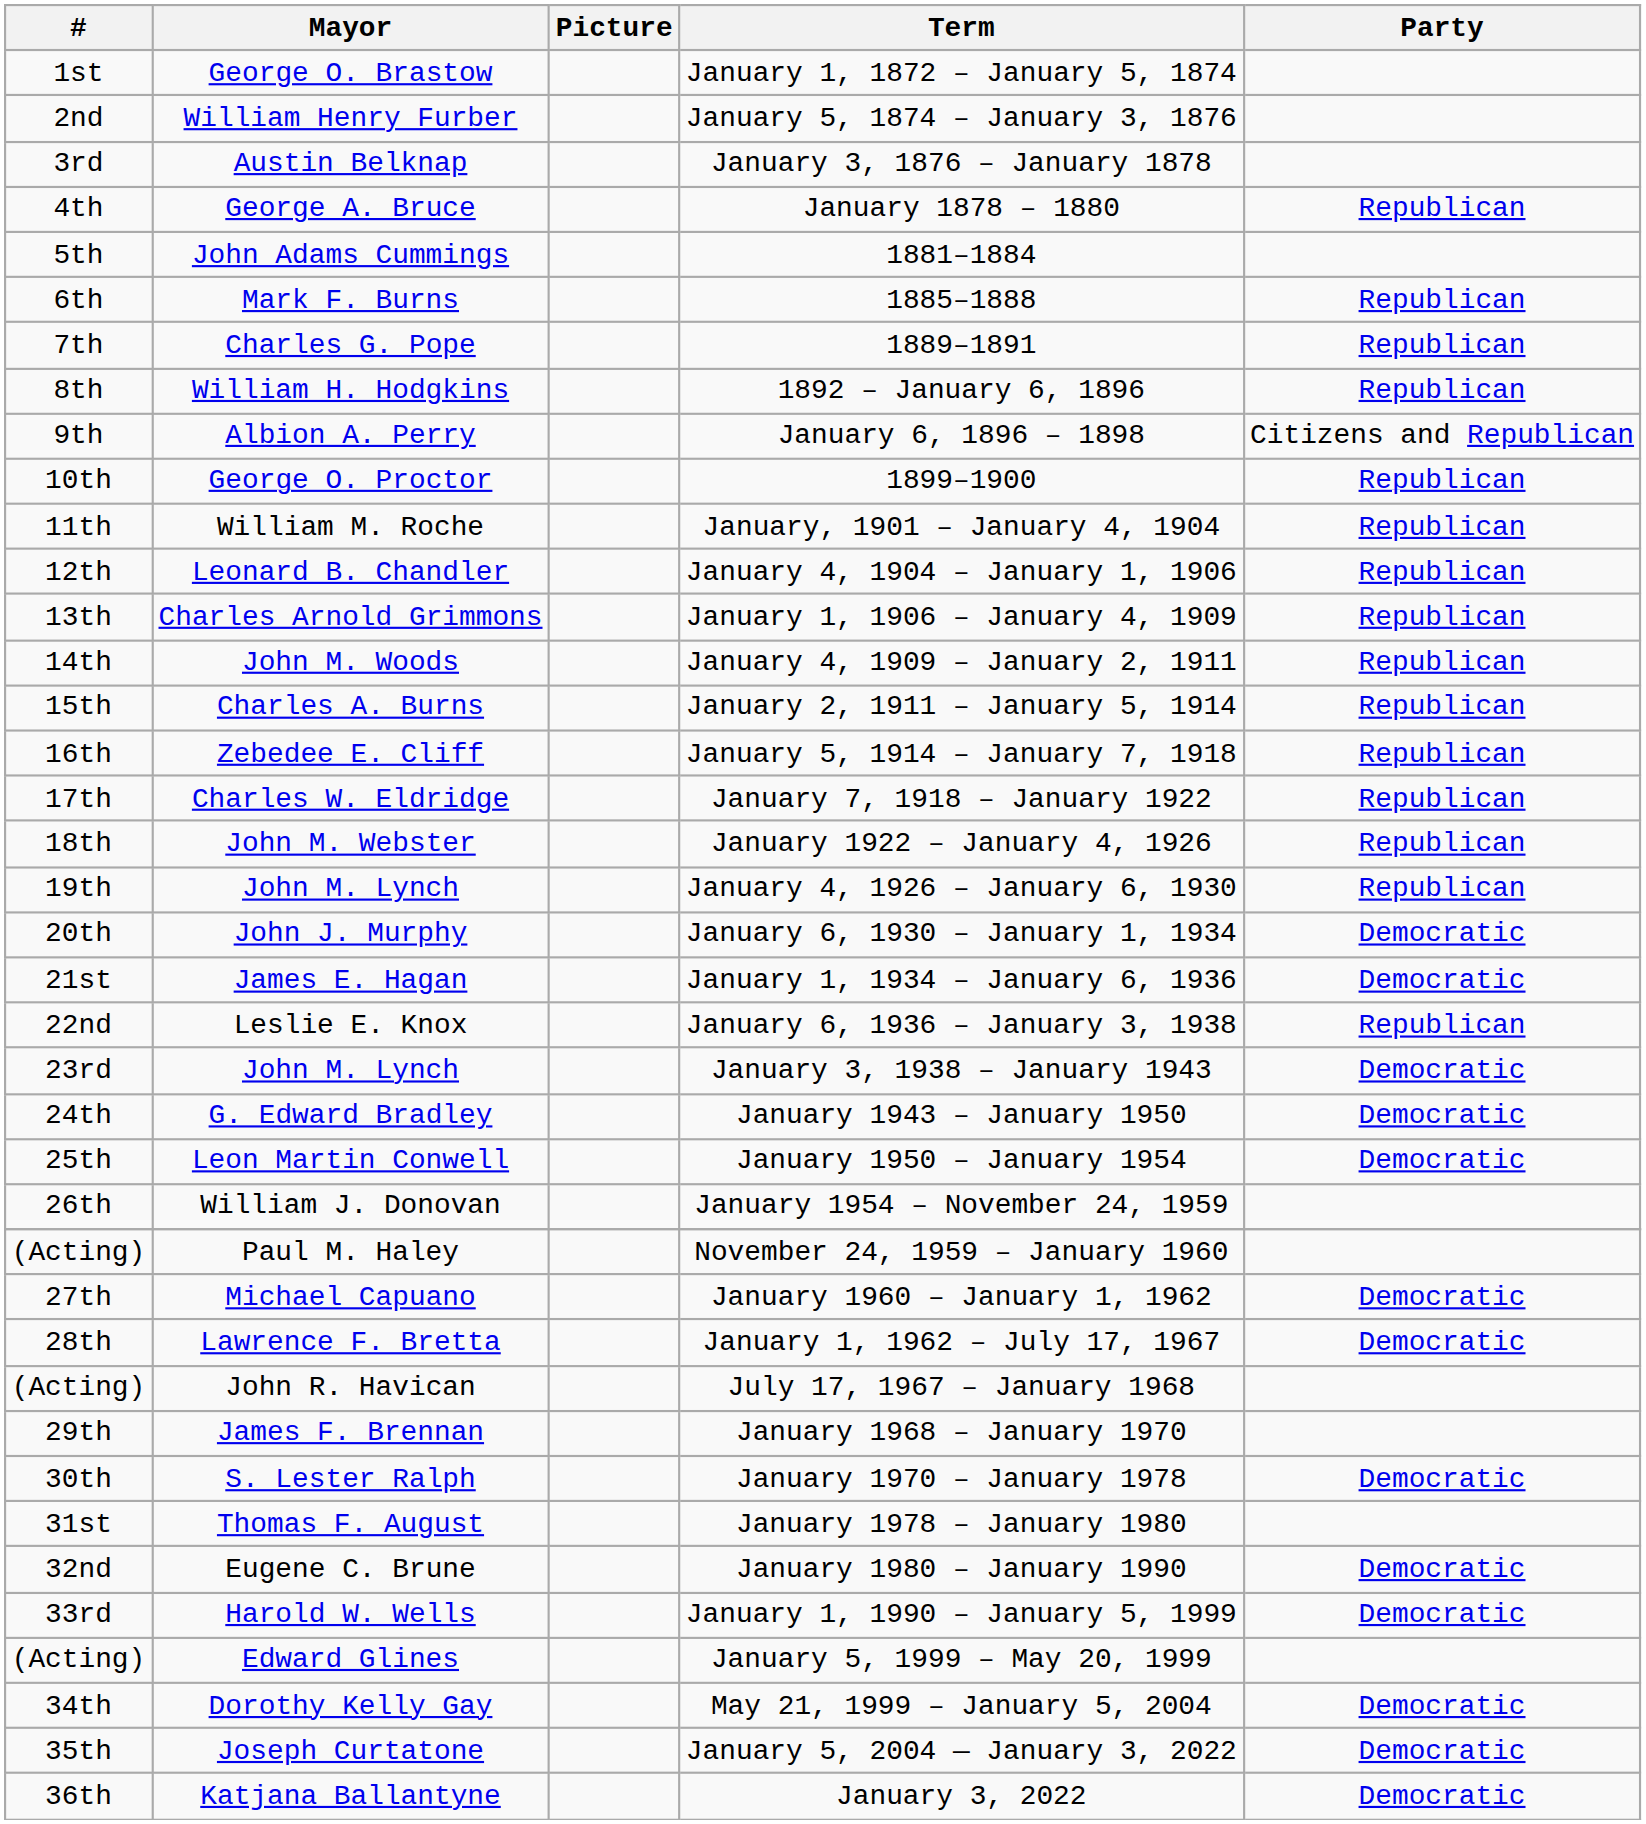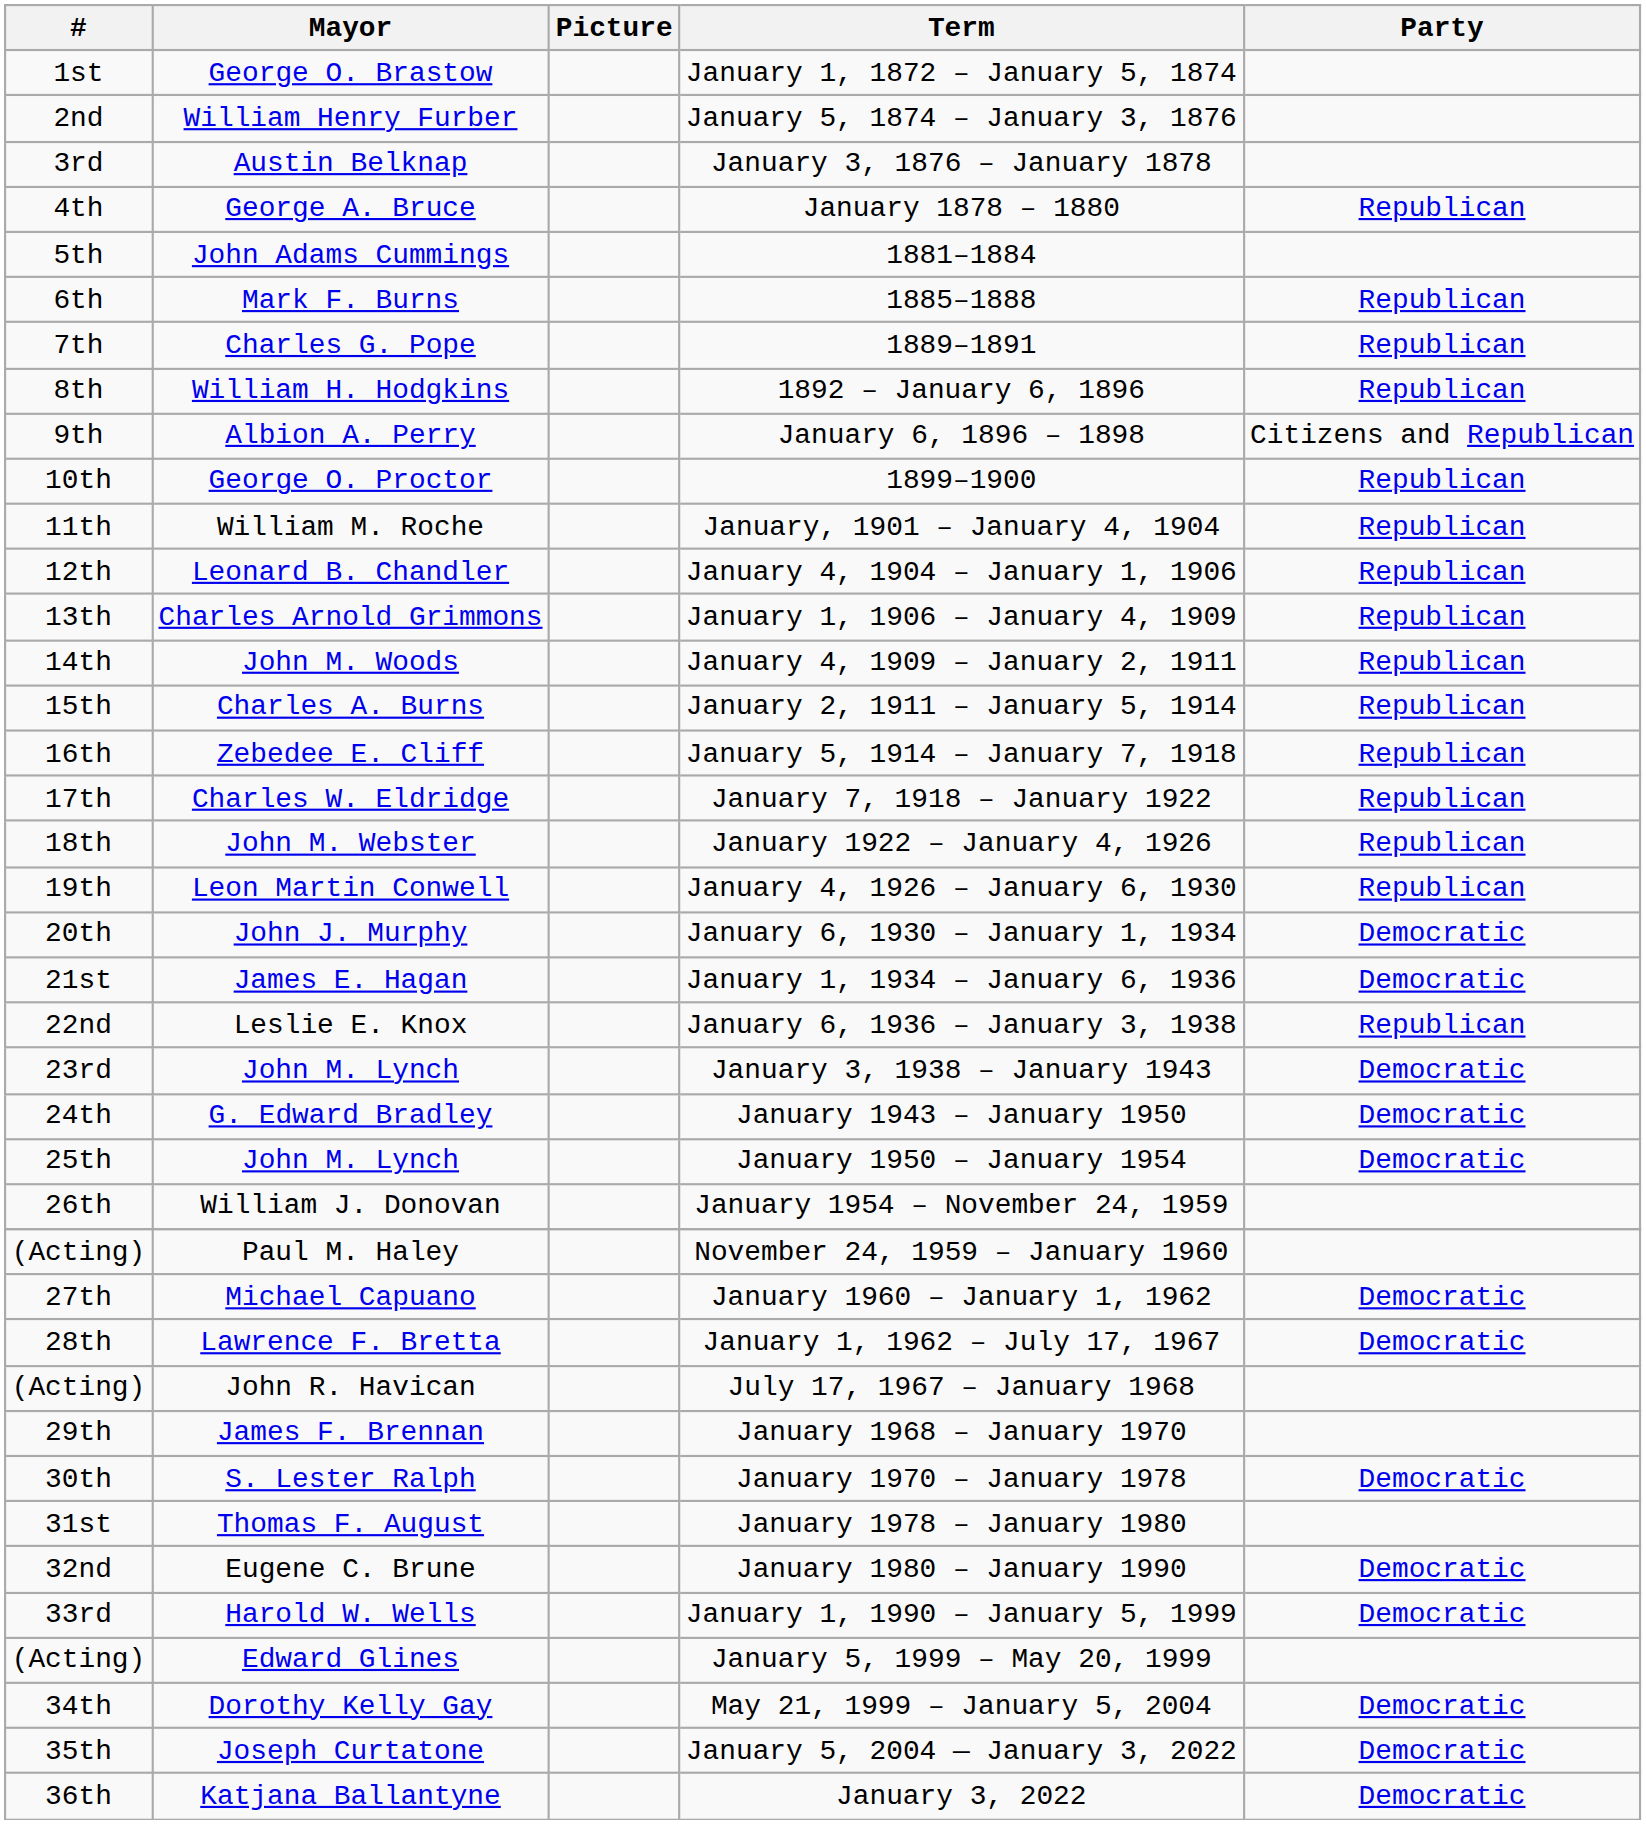(350, 889) John M. Lynch -> (350, 889) Leon Martin Conwell
(350, 1161) Leon Martin Conwell -> (350, 1161) John M. Lynch
